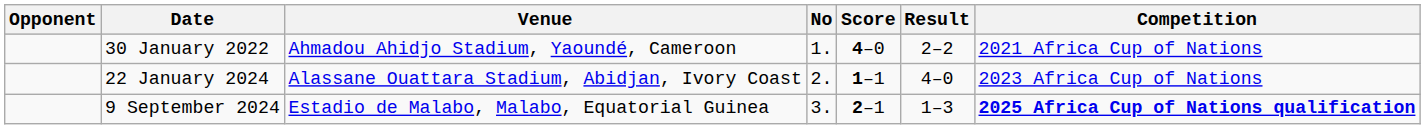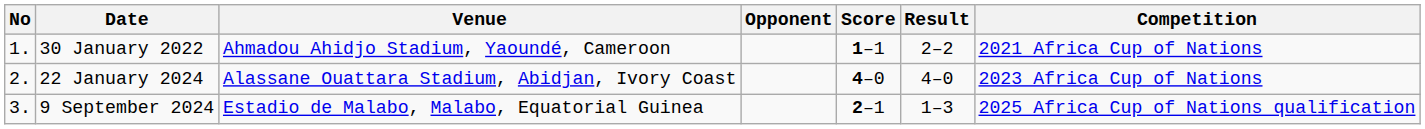columns swapped: (821, 20) <-> (53, 20)
(868, 49) 4–0 -> (868, 49) 1–1
(868, 79) 1–1 -> (868, 79) 4–0
(1197, 109) bold -> (1197, 109) normal
